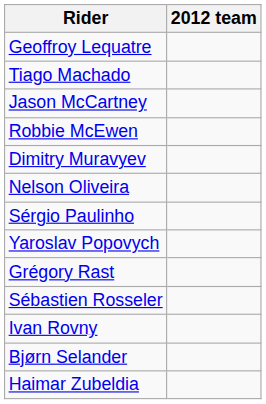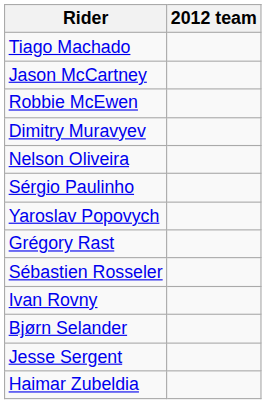- row: (80, 46)
+ row: (65, 356)
